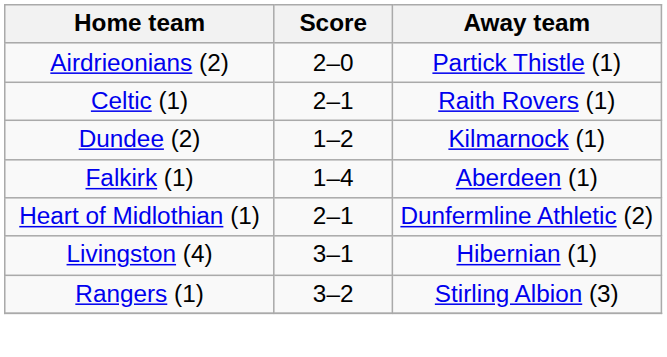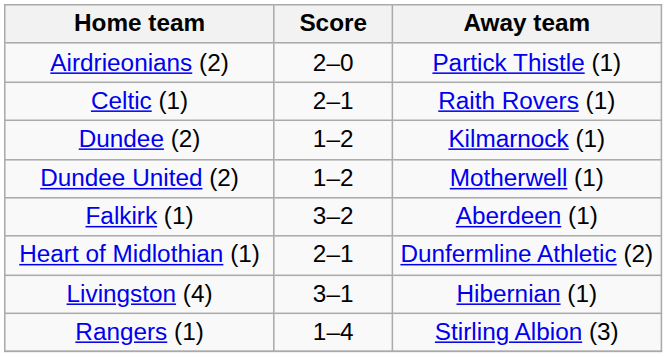+ row: (140, 178)
(333, 178) 1–4 -> (333, 216) 3–2
(333, 293) 3–2 -> (333, 332) 1–4
